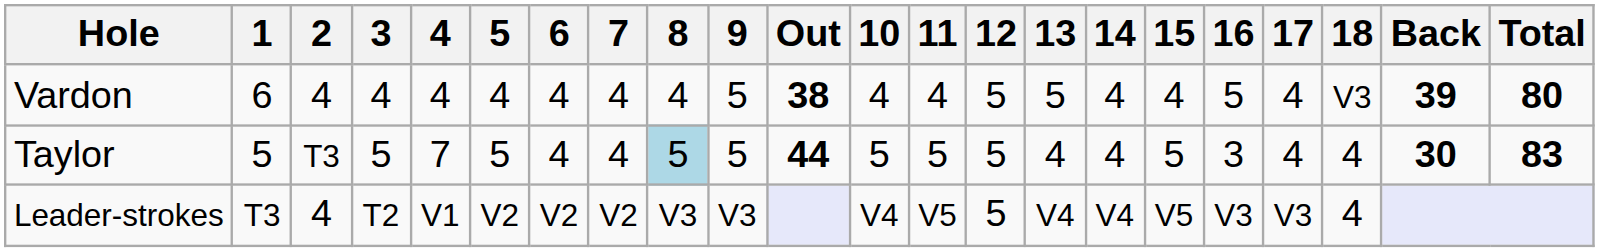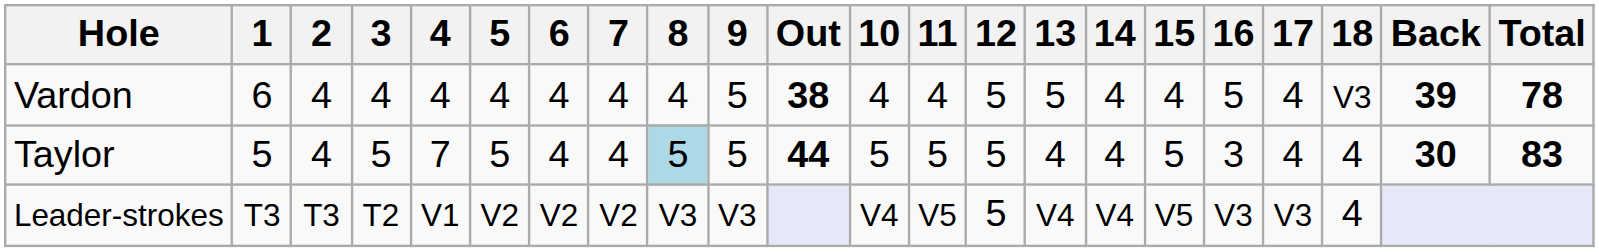(1542, 94) 80 -> (1542, 94) 78
(321, 156) T3 -> (321, 154) 4
(321, 214) 4 -> (321, 216) T3
